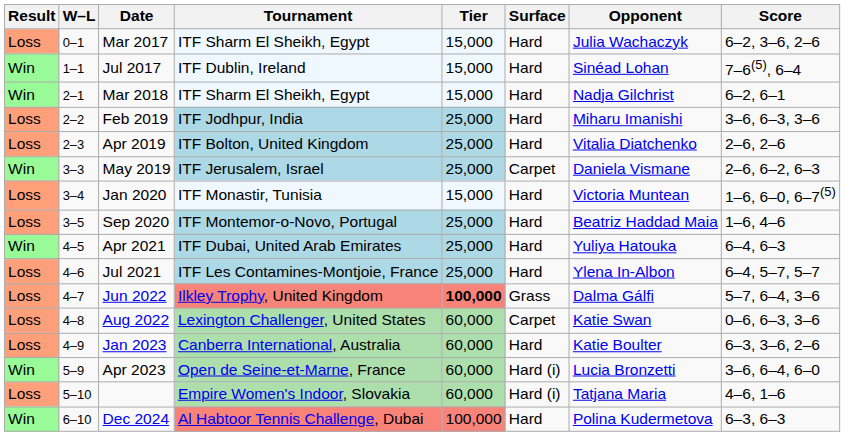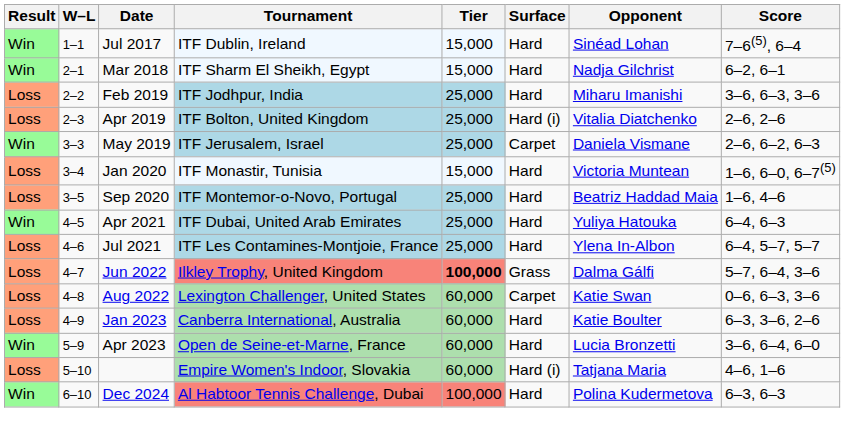- row: (135, 41)
(526, 144) Hard -> (535, 119) Hard (i)
(535, 369) Hard (i) -> (526, 345) Hard
